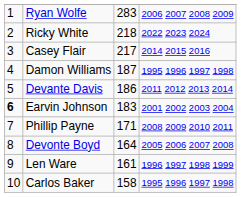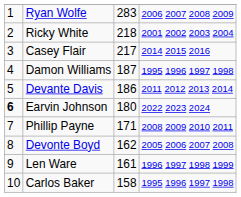(176, 33) 2022 2023 2024 -> (188, 33) 2001 2002 2003 2004
(127, 107) 183 -> (127, 107) 180
(188, 108) 2001 2002 2003 2004 -> (176, 108) 2022 2023 2024
(127, 145) 164 -> (127, 145) 162
